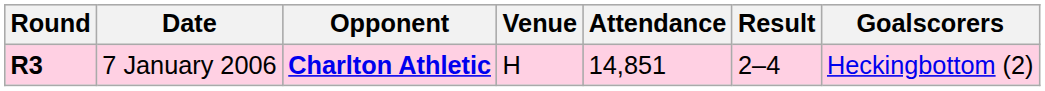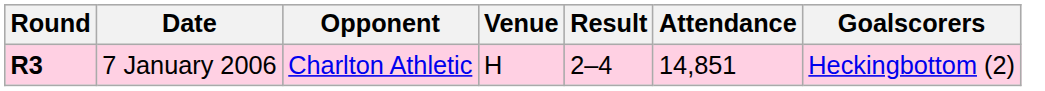columns swapped: (777, 24) <-> (658, 24)
(390, 64) bold -> (380, 64) normal
